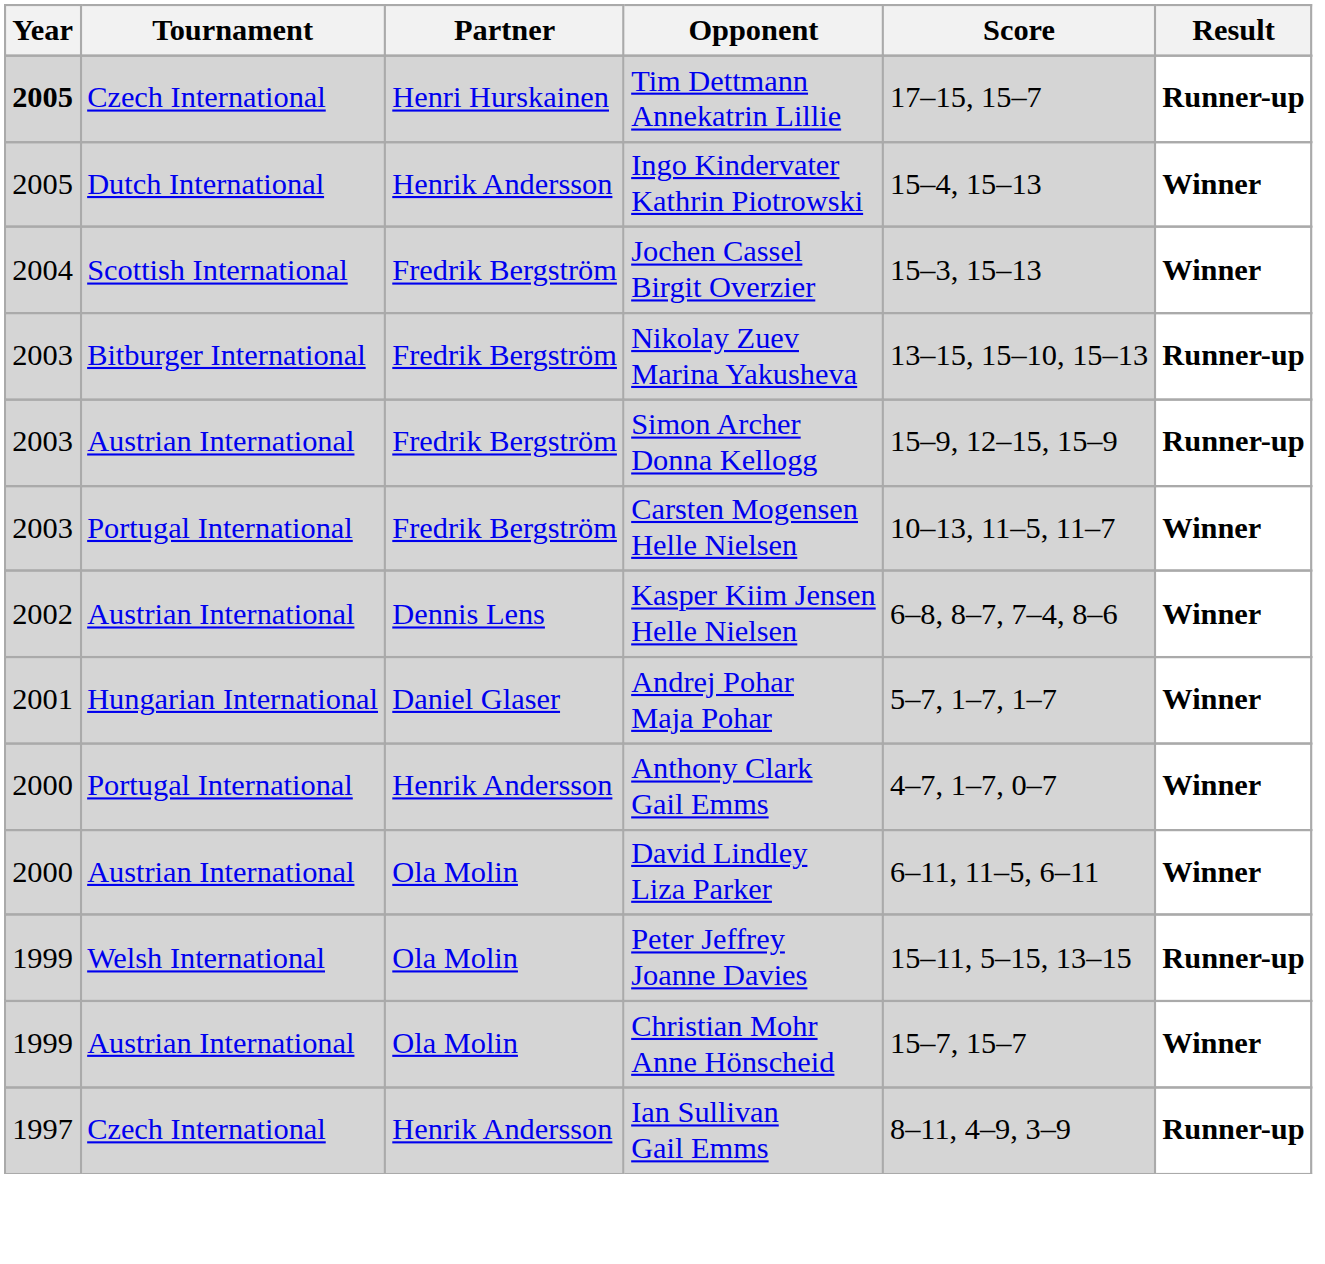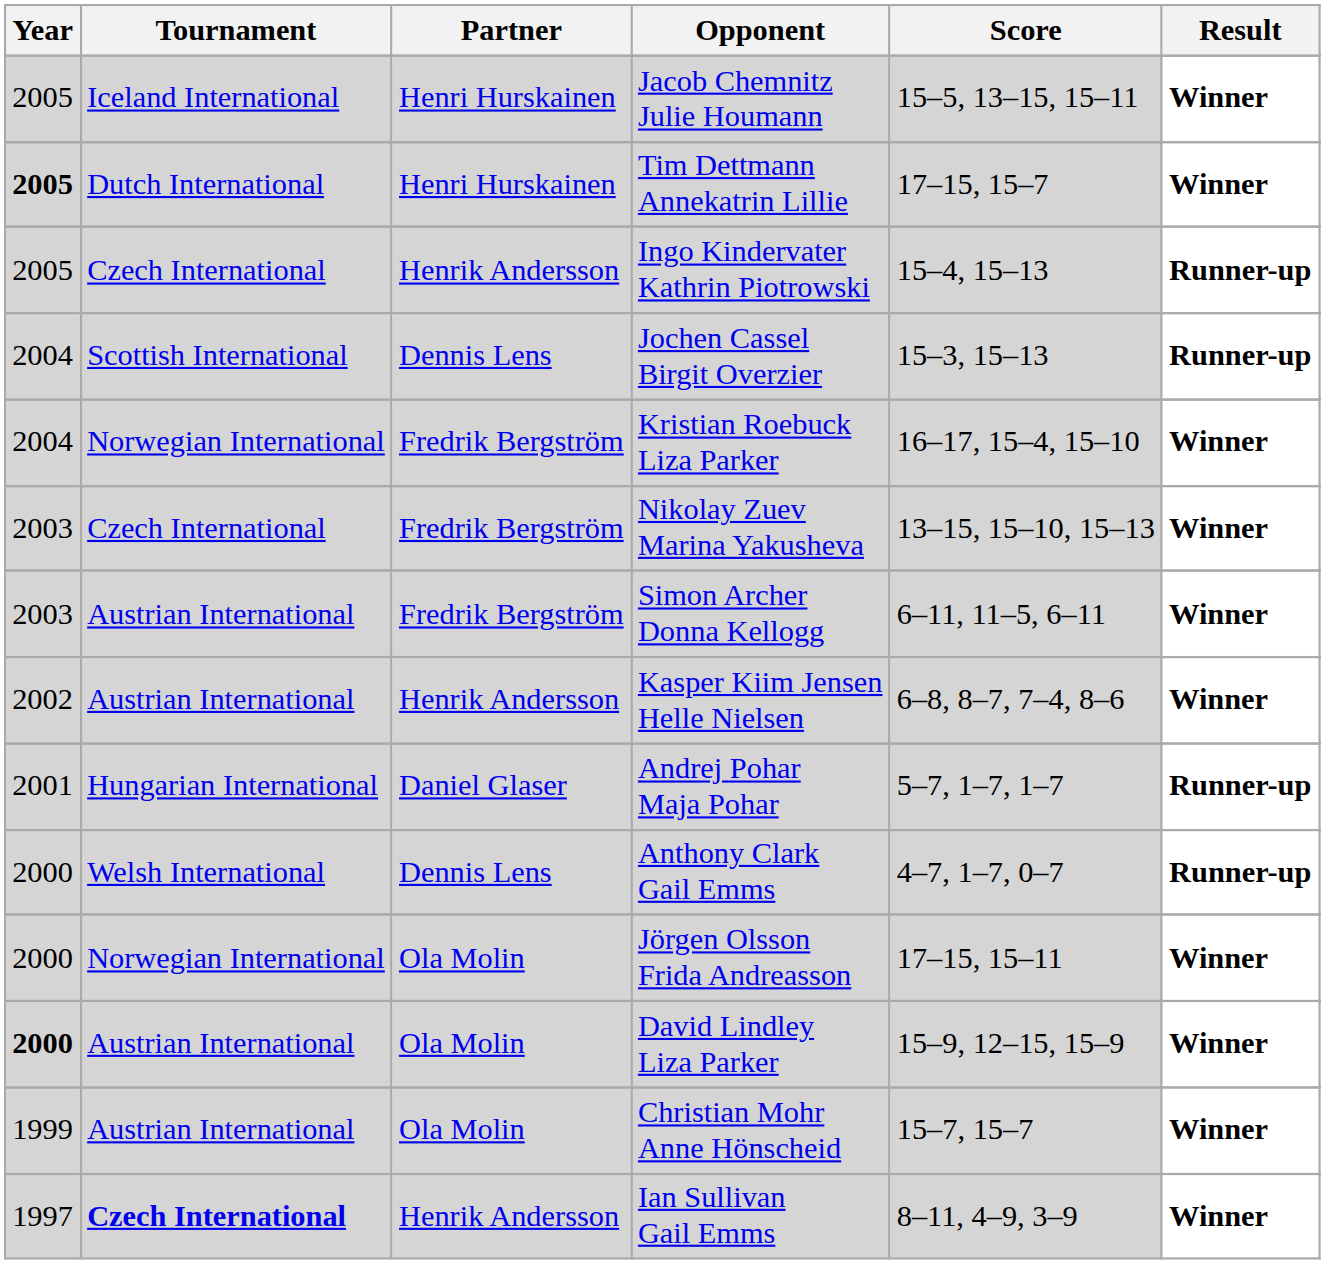+ row: (735, 97)
(206, 97) Czech International -> (206, 183) Dutch International
(1233, 97) Runner-up -> (1219, 183) Winner
(206, 183) Dutch International -> (206, 269) Czech International
(1212, 183) Winner -> (1240, 269) Runner-up
(505, 269) Fredrik Bergström -> (475, 355) Dennis Lens
(1212, 269) Winner -> (1240, 355) Runner-up
+ row: (745, 441)
(226, 355) Bitburger International -> (206, 527) Czech International
(1233, 355) Runner-up -> (1219, 527) Winner
(1004, 441) 15–9, 12–15, 15–9 -> (1001, 613) 6–11, 11–5, 6–11
(1233, 441) Runner-up -> (1219, 613) Winner
- row: (745, 527)
(469, 613) Dennis Lens -> (509, 699) Henrik Andersson
(1212, 699) Winner -> (1240, 785) Runner-up
(220, 785) Portugal International -> (206, 871) Welsh International
(502, 785) Henrik Andersson -> (475, 871) Dennis Lens
(1212, 785) Winner -> (1240, 871) Runner-up
+ row: (745, 957)
(43, 871) normal -> (43, 1043) bold
(995, 871) 6–11, 11–5, 6–11 -> (1011, 1043) 15–9, 12–15, 15–9
- row: (719, 957)
(206, 1129) normal -> (217, 1215) bold
(1233, 1129) Runner-up -> (1219, 1215) Winner
